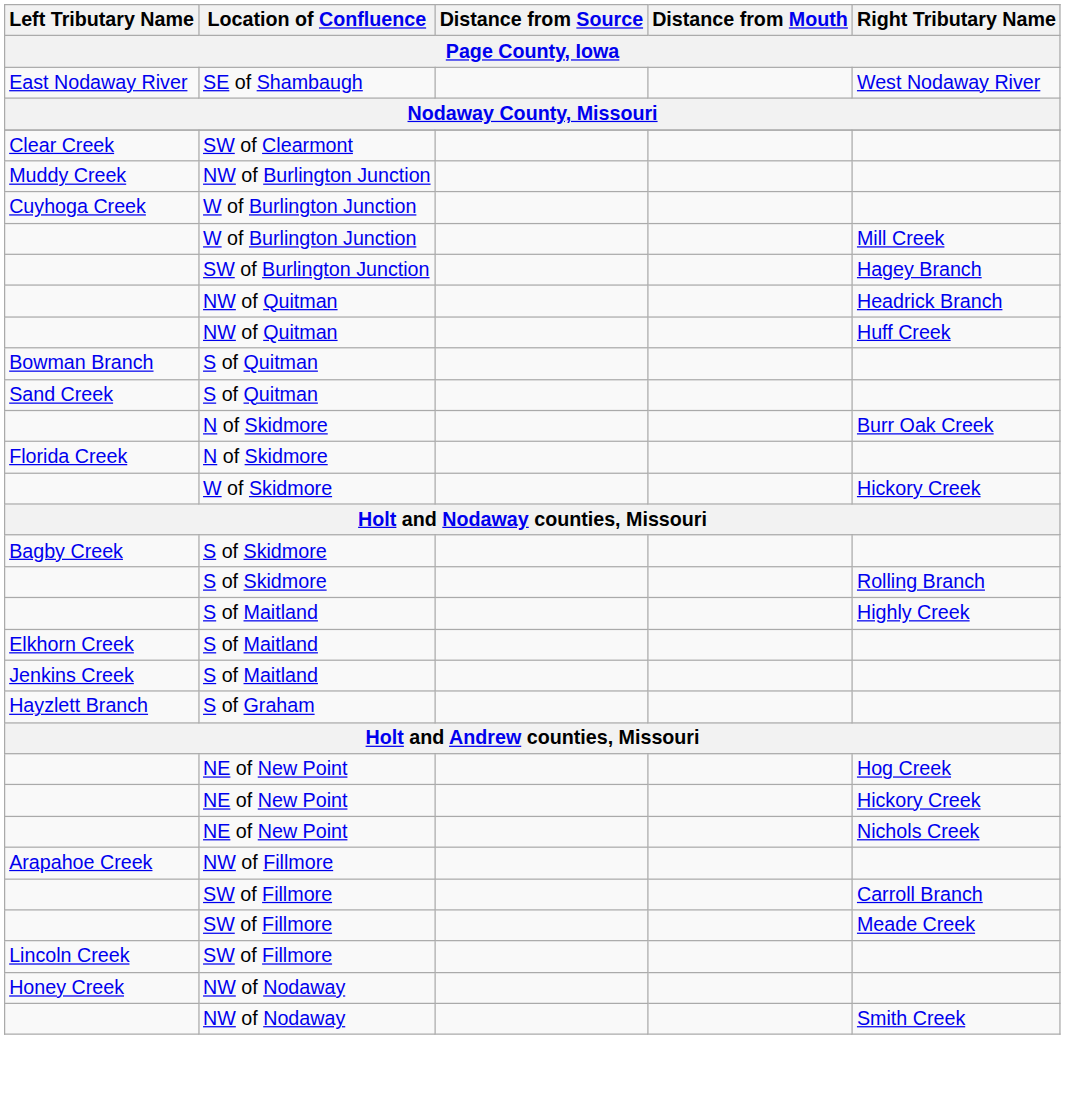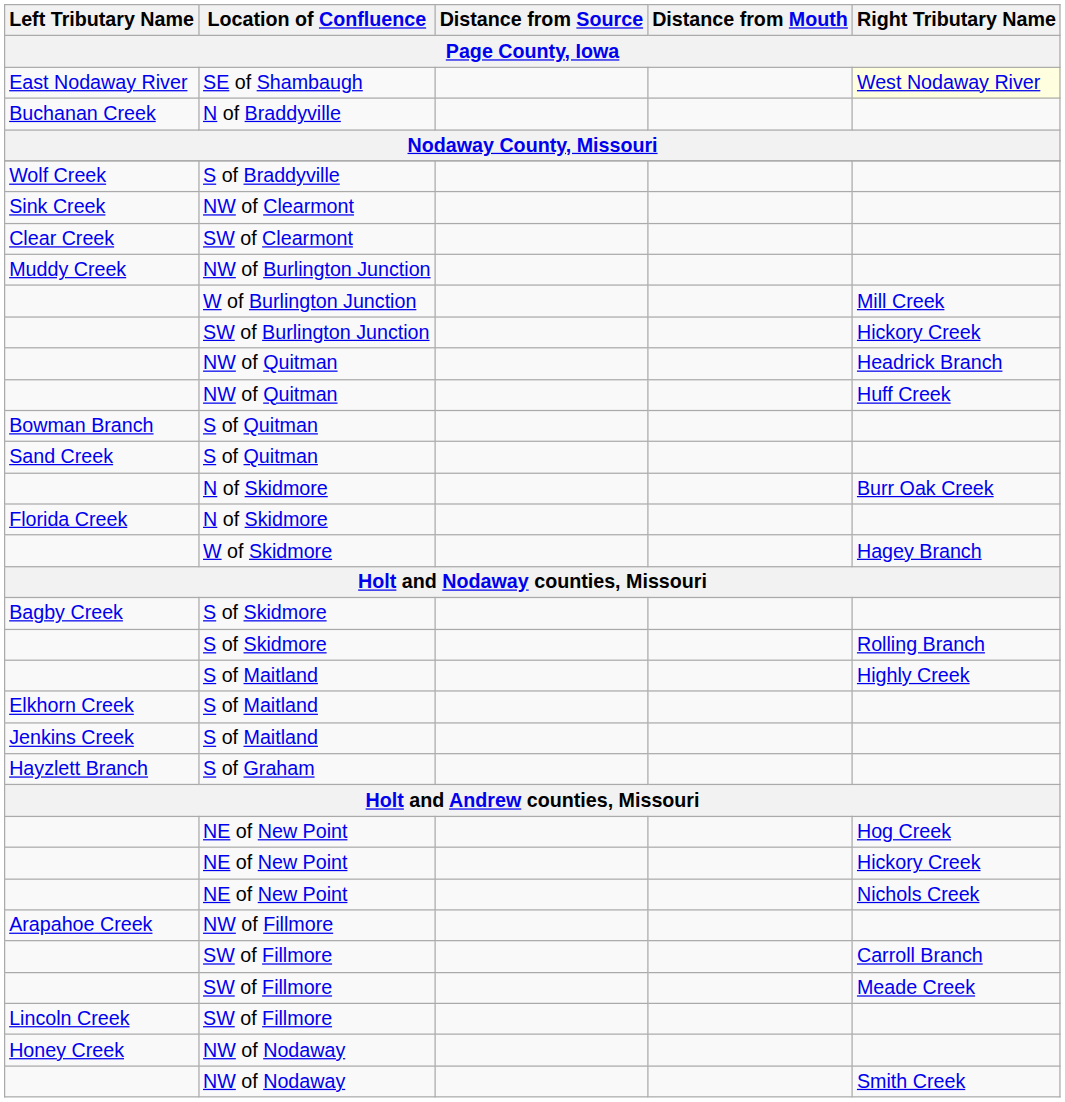(949, 82) no background -> (949, 82) lightyellow background
+ row: (82, 113)
+ row: (58, 176)
+ row: (57, 207)
- row: (78, 207)
(919, 269) Hagey Branch -> (919, 332) Hickory Creek
(919, 488) Hickory Creek -> (919, 550) Hagey Branch
